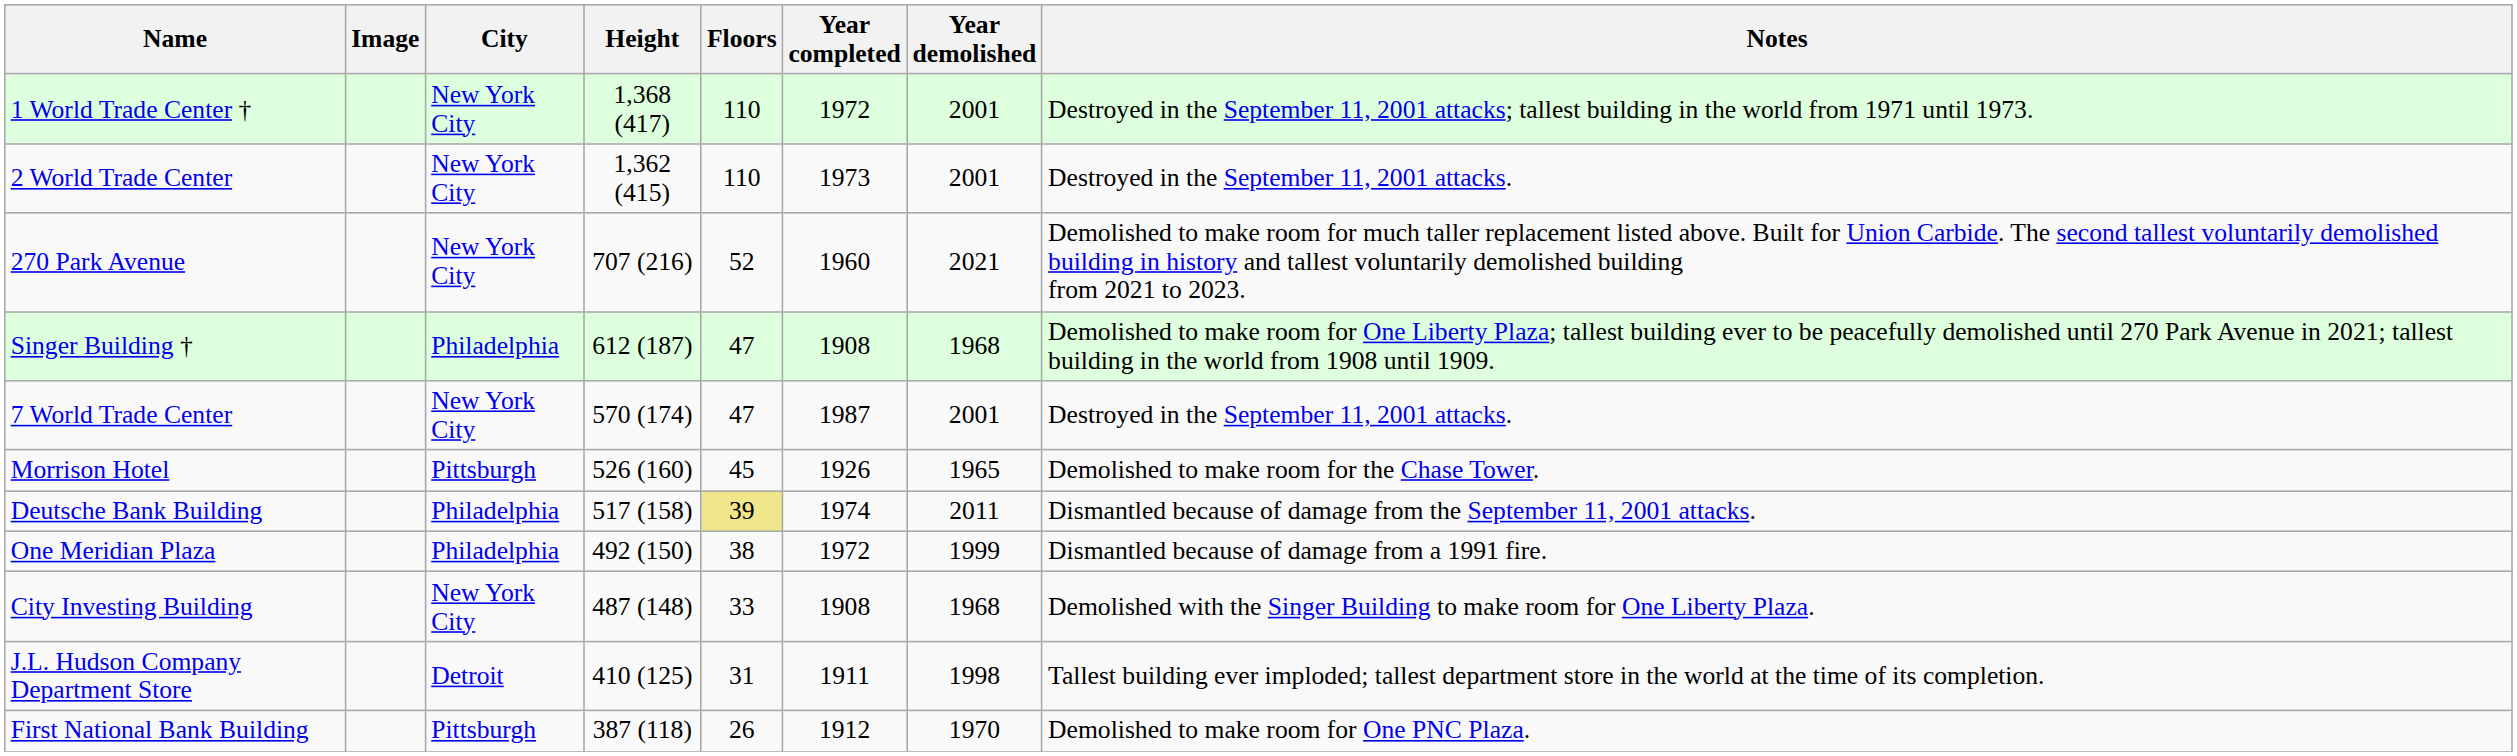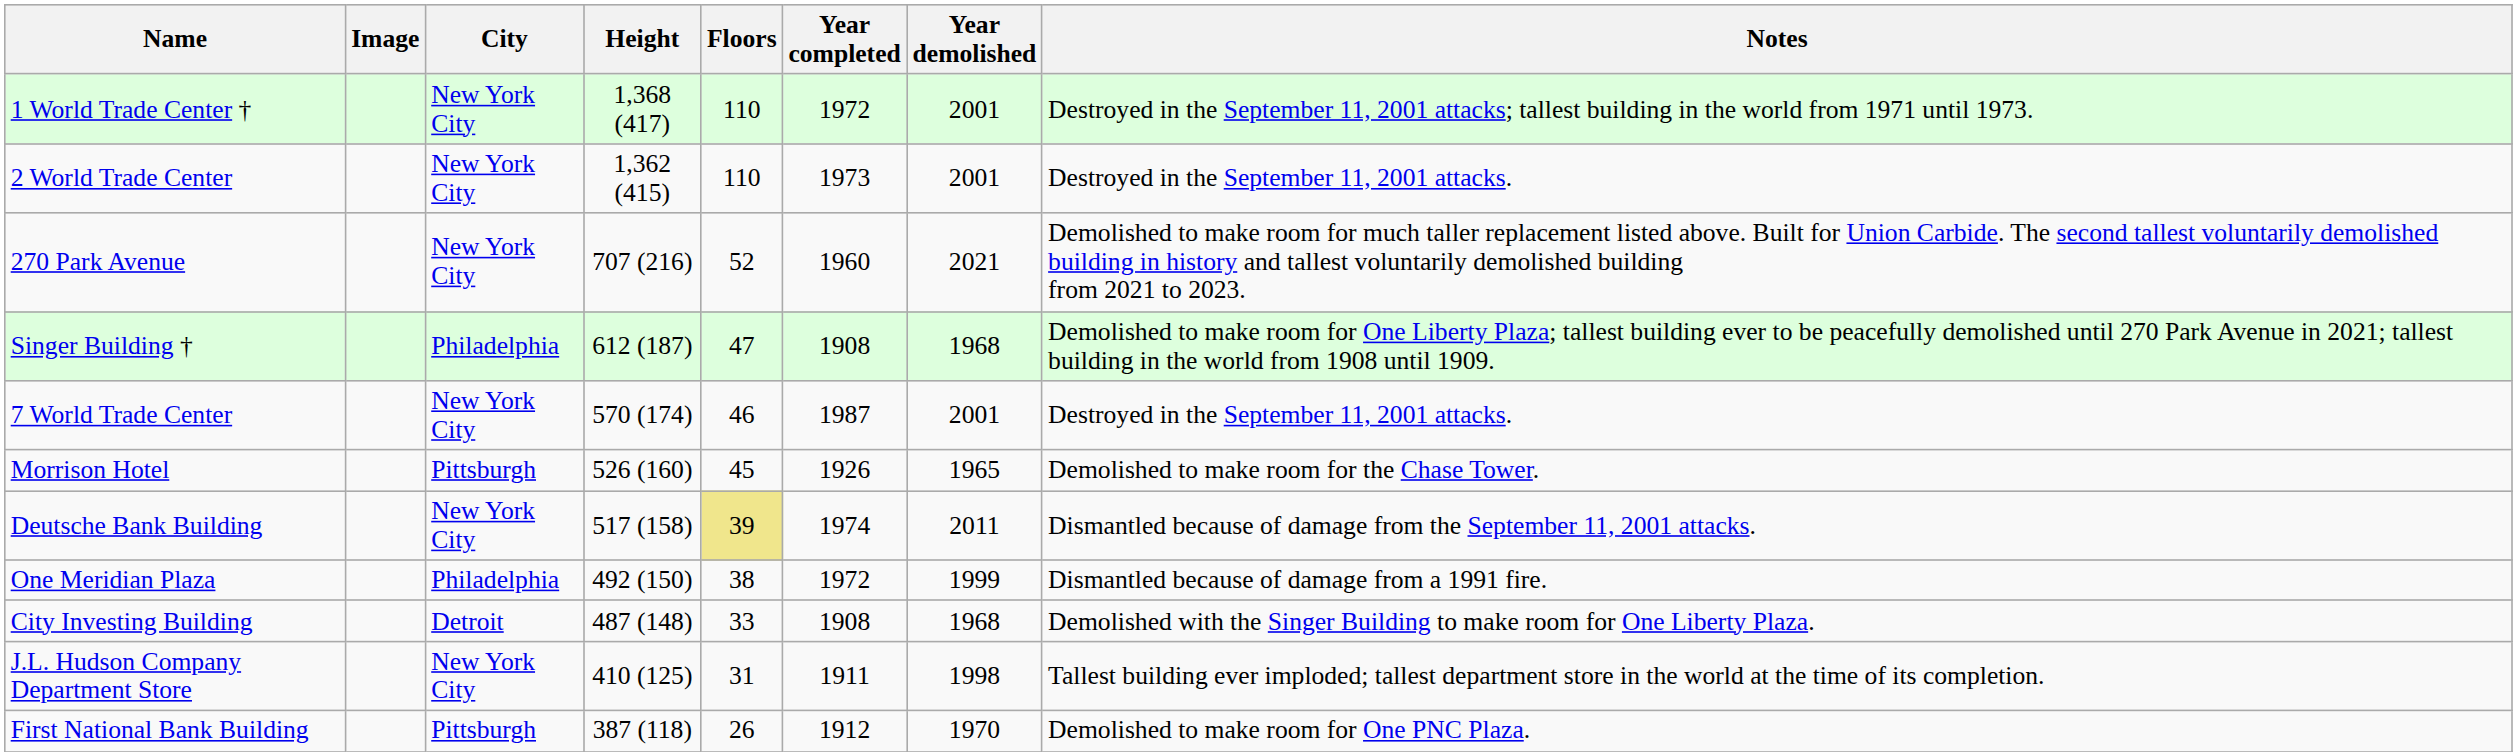(742, 414) 47 -> (742, 414) 46
(495, 510) Philadelphia -> (483, 524) New York City
(483, 606) New York City -> (467, 620) Detroit
(467, 675) Detroit -> (483, 675) New York City
